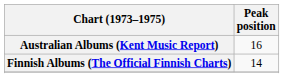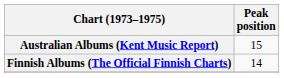(256, 44) 16 -> (256, 44) 15
